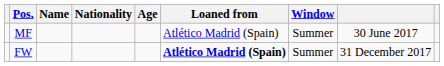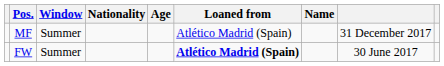columns swapped: (54, 14) <-> (313, 14)
(386, 33) 30 June 2017 -> (386, 33) 31 December 2017
(386, 52) 31 December 2017 -> (386, 52) 30 June 2017
